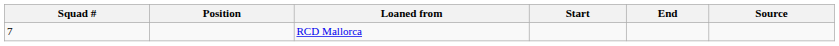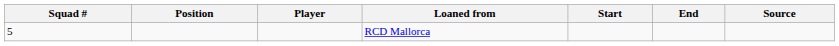+ column: (310, 13)
(10, 32) 7 -> (10, 32) 5
